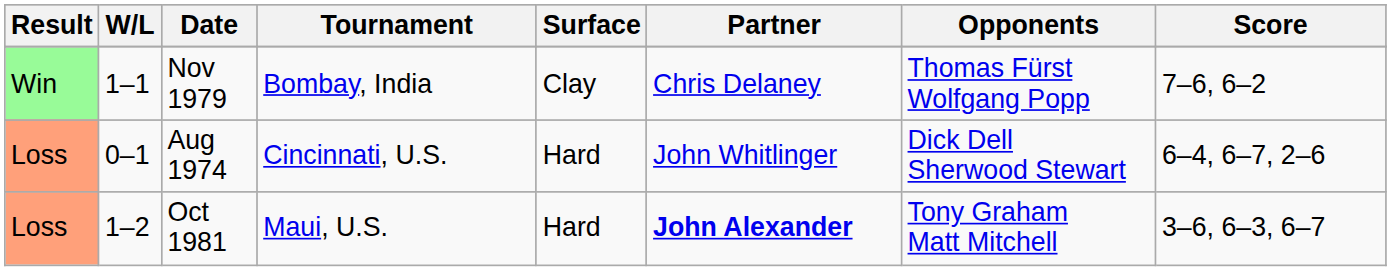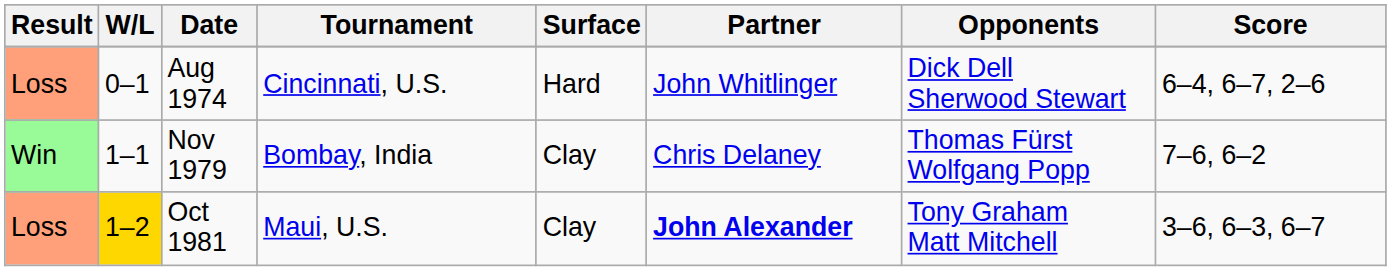rows swapped: (197, 155) <-> (197, 83)
(127, 227) no background -> (127, 227) gold background
(572, 227) Hard -> (569, 227) Clay
